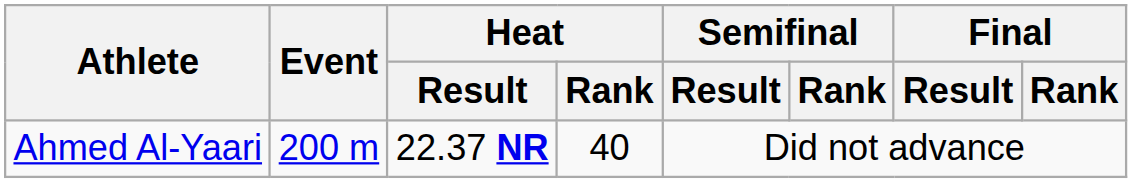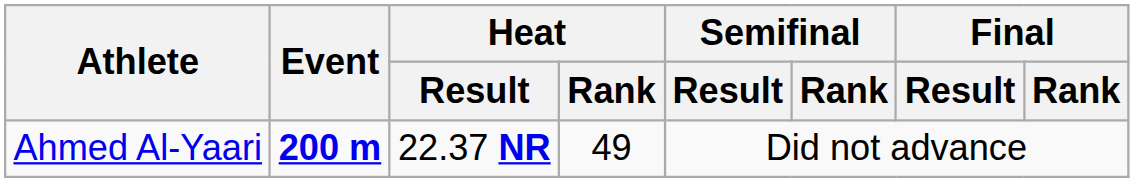(329, 147) normal -> (330, 147) bold
(609, 147) 40 -> (612, 147) 49
